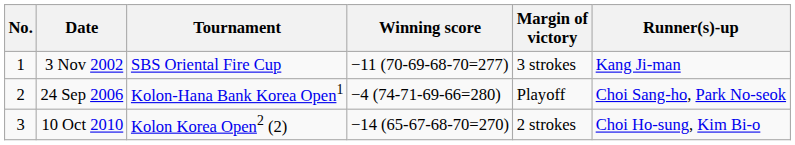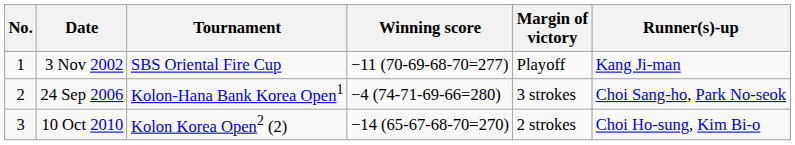(546, 65) 3 strokes -> (541, 65) Playoff
(541, 94) Playoff -> (546, 94) 3 strokes
